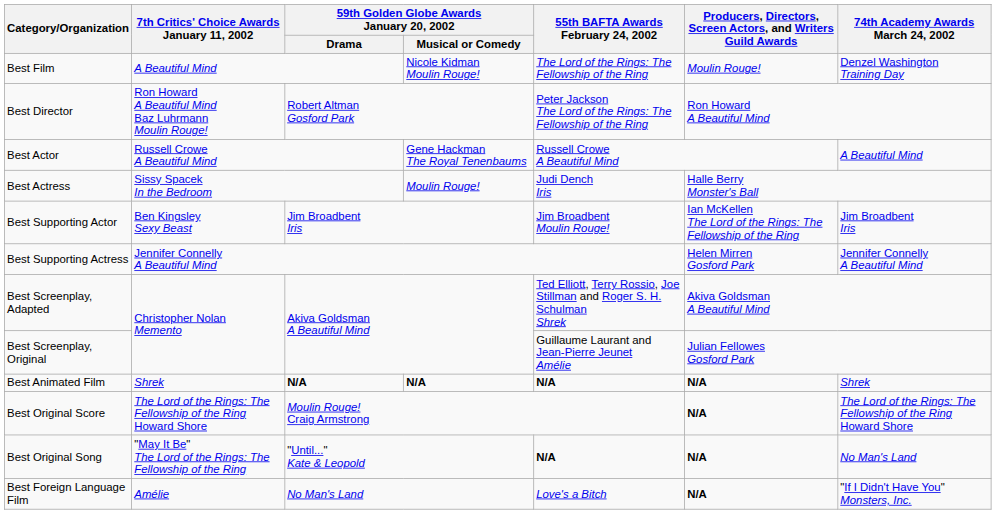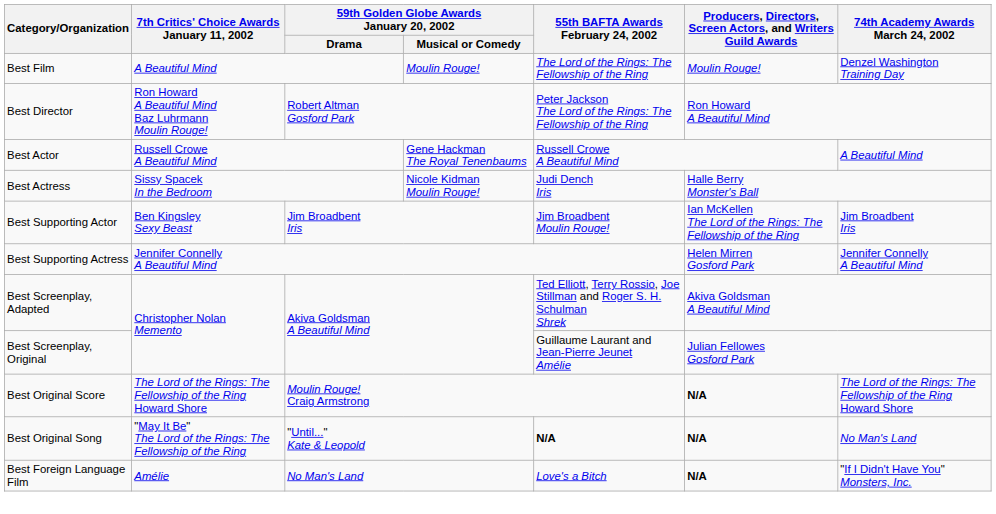(443, 69) Nicole Kidman Moulin Rouge! -> (443, 69) Moulin Rouge!
(443, 186) Moulin Rouge! -> (443, 186) Nicole Kidman Moulin Rouge!
- row: (56, 383)
